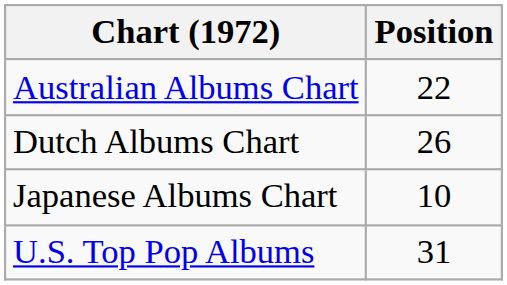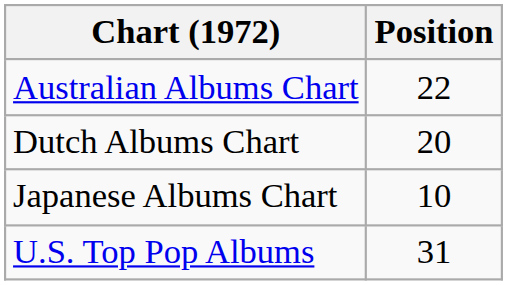(434, 141) 26 -> (434, 141) 20
